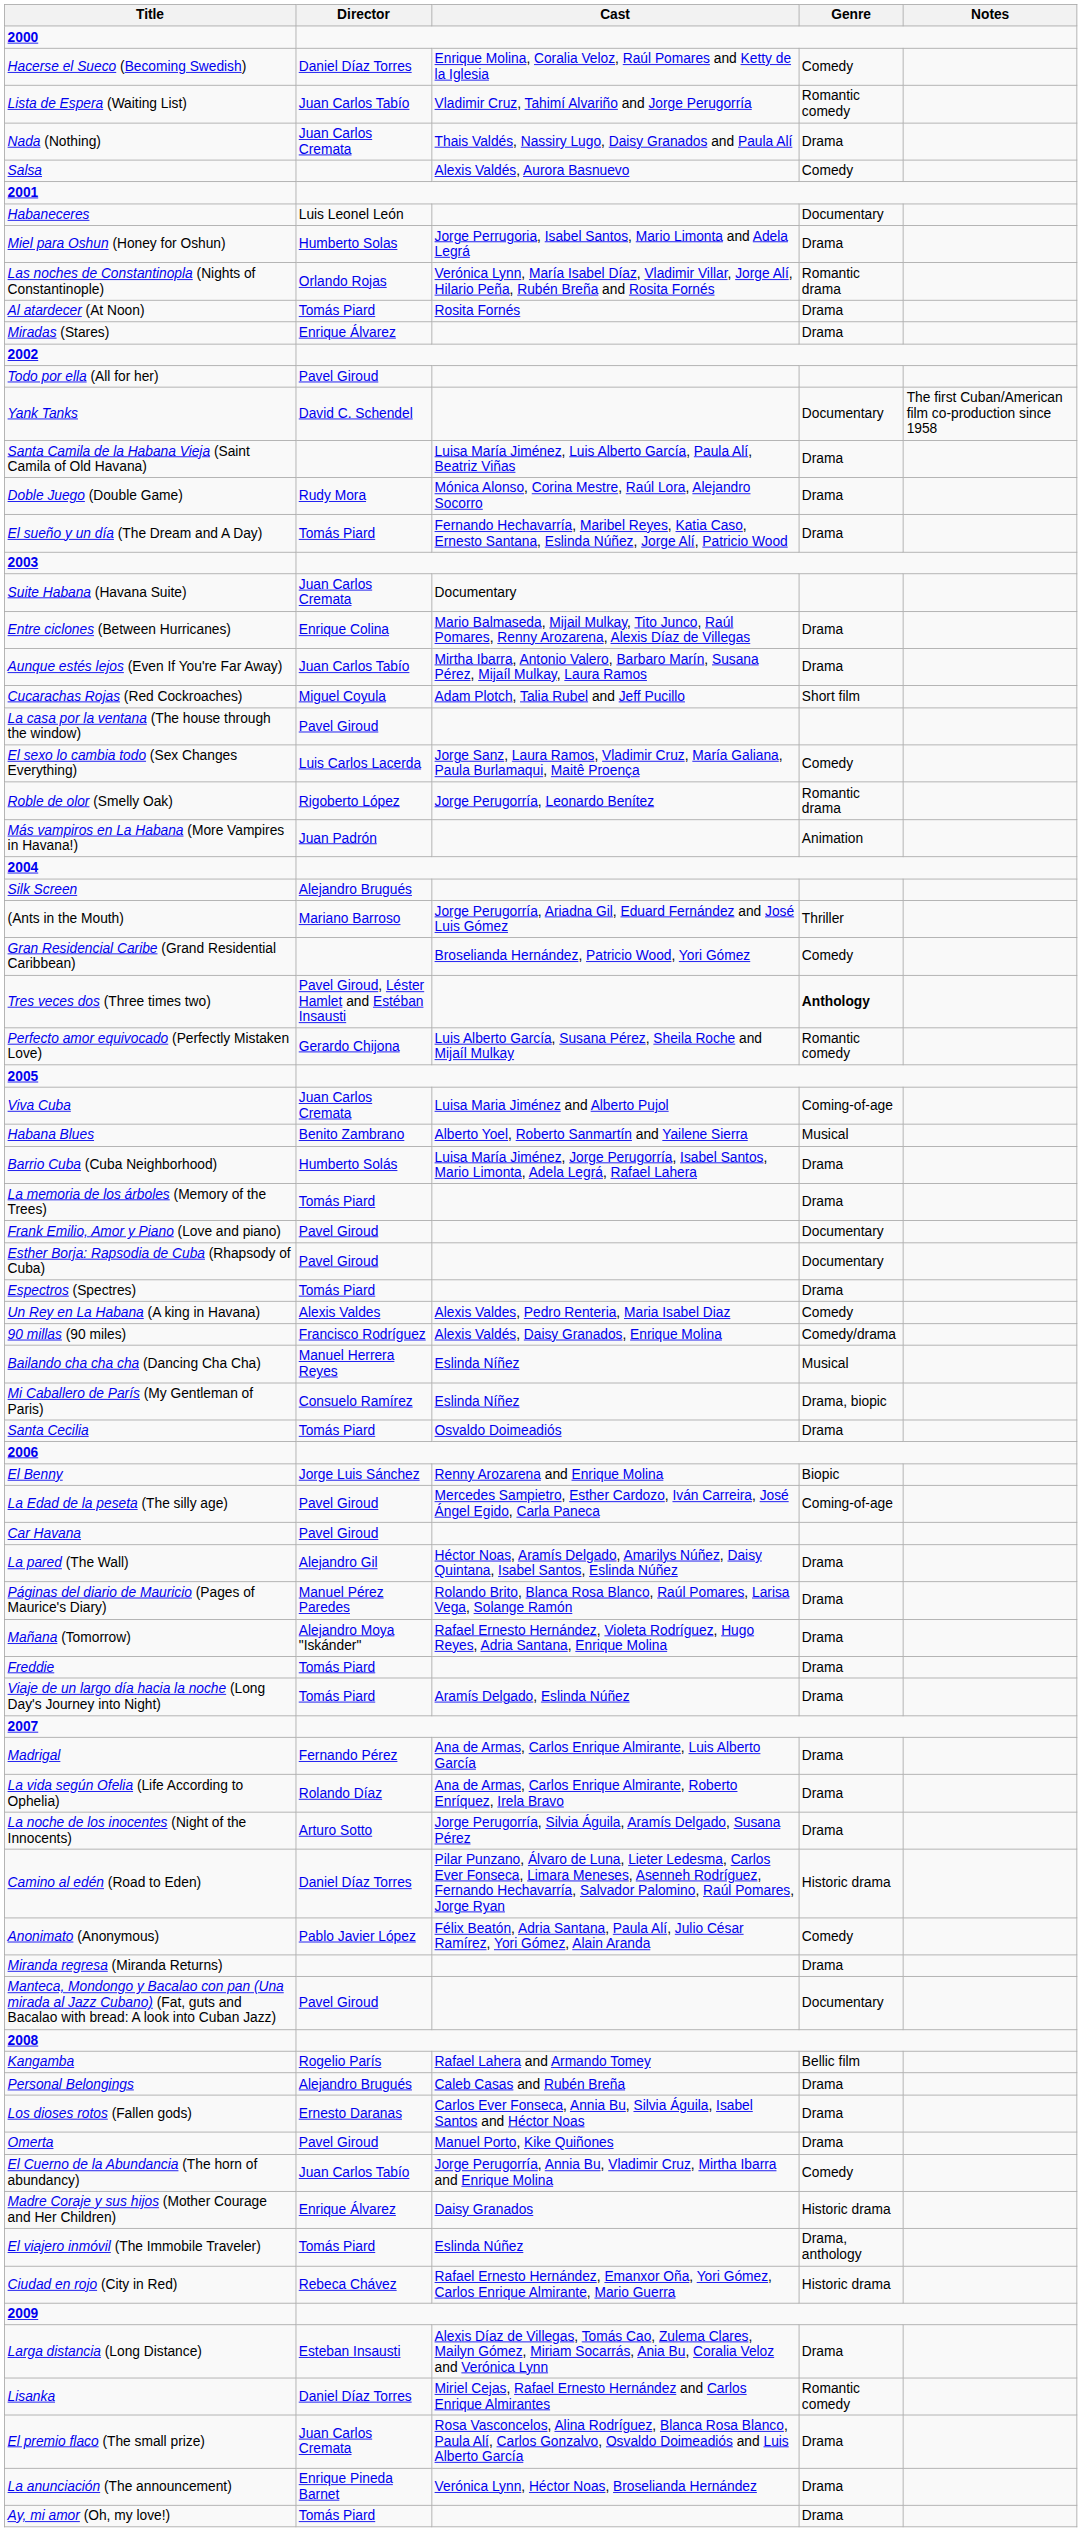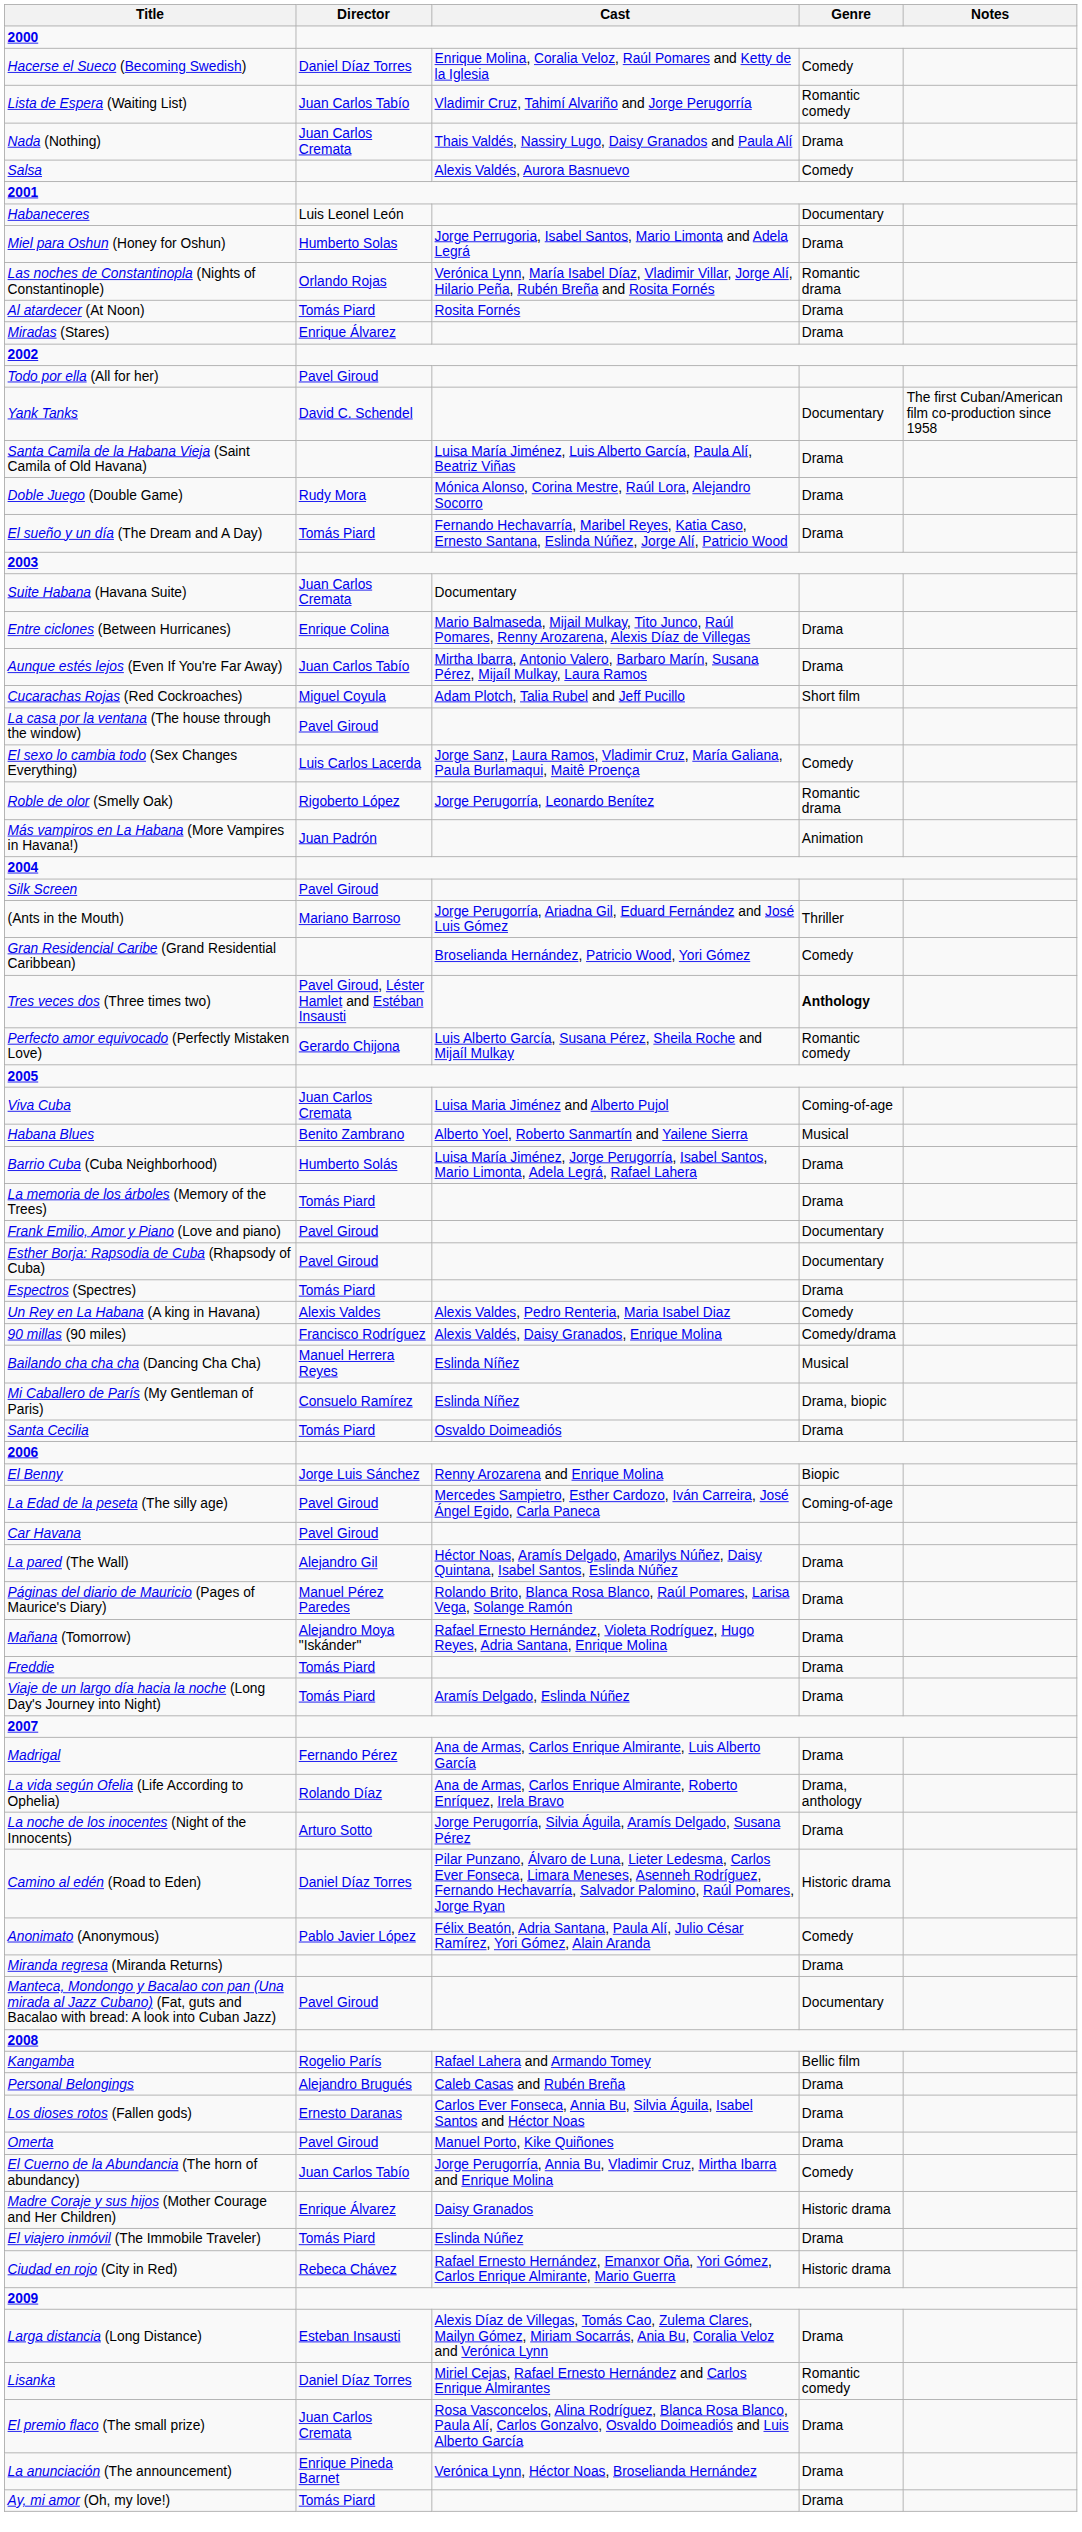(355, 889) Alejandro Brugués -> (339, 889) Pavel Giroud
(822, 1793) Drama -> (832, 1793) Drama, anthology
(832, 2247) Drama, anthology -> (822, 2239) Drama
